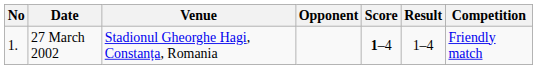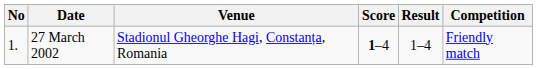- column: (329, 15)
